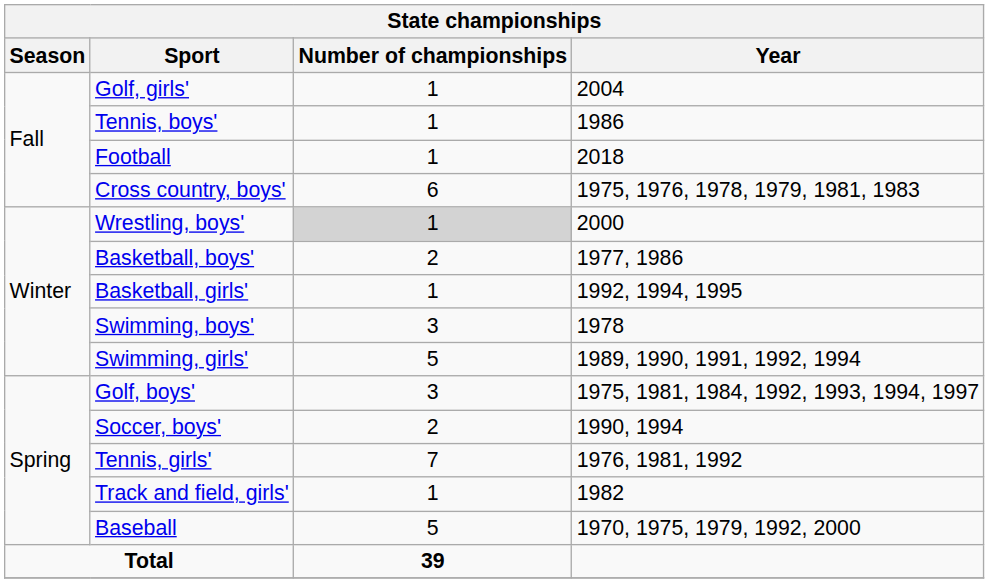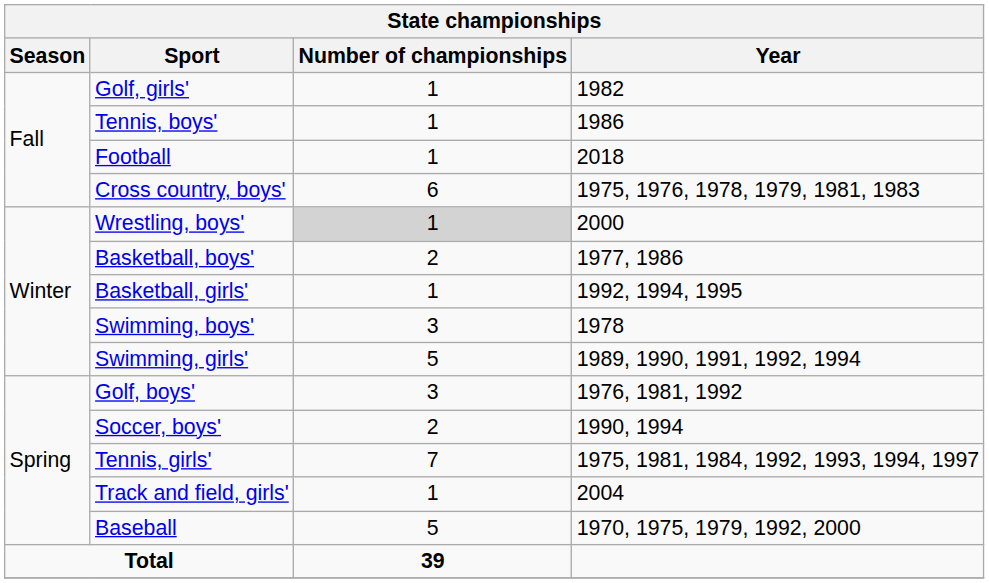(600, 88) 2004 -> (600, 88) 1982
(778, 392) 1975, 1981, 1984, 1992, 1993, 1994, 1997 -> (660, 392) 1976, 1981, 1992
(660, 460) 1976, 1981, 1992 -> (778, 460) 1975, 1981, 1984, 1992, 1993, 1994, 1997
(600, 493) 1982 -> (600, 493) 2004
